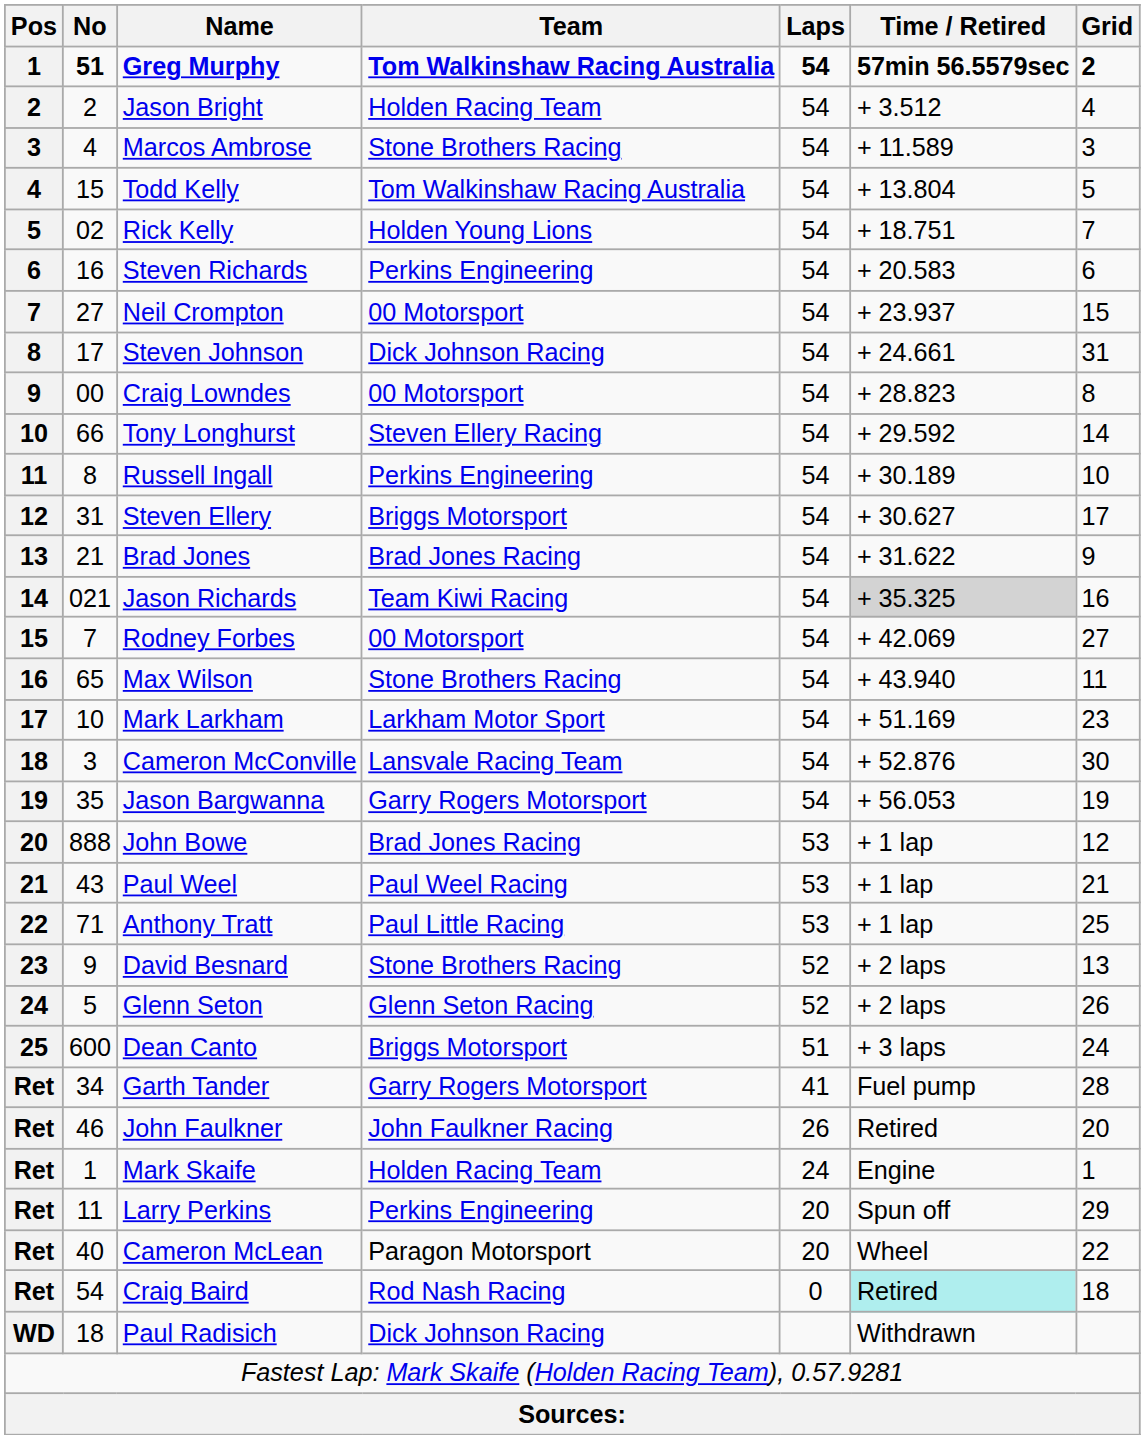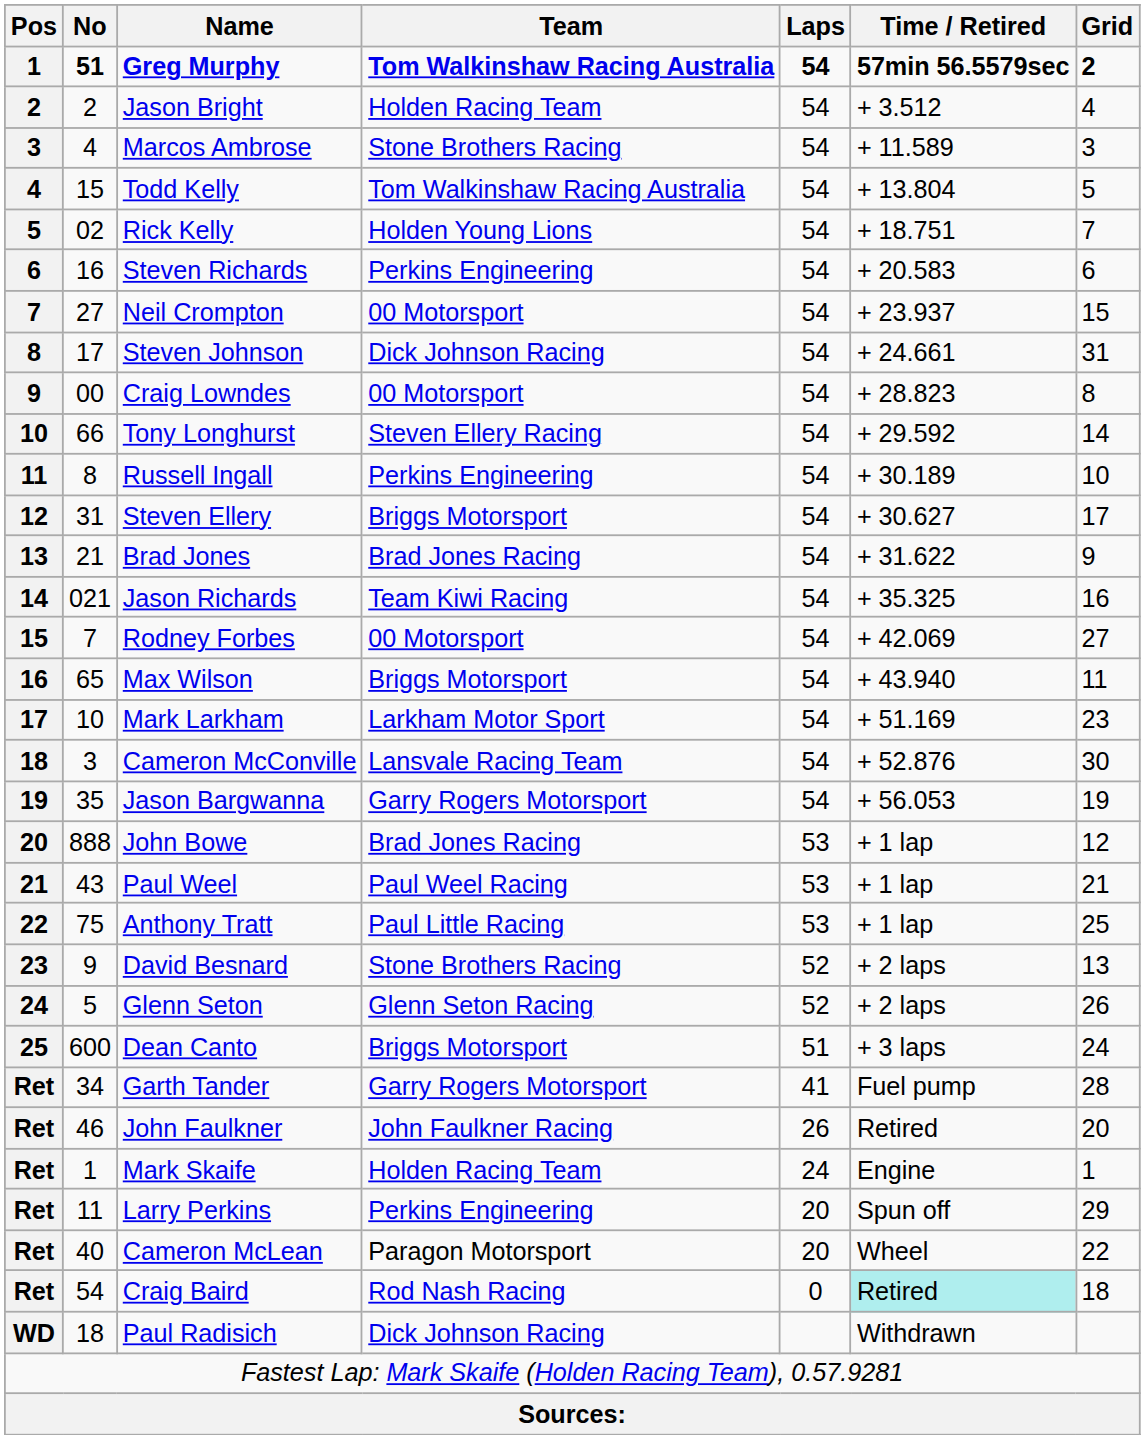(906, 597) lightgrey background -> (906, 597) no background
(495, 679) Stone Brothers Racing -> (468, 679) Briggs Motorsport
(90, 924) 71 -> (90, 924) 75
